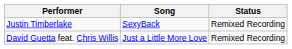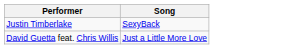- column: (248, 11)
